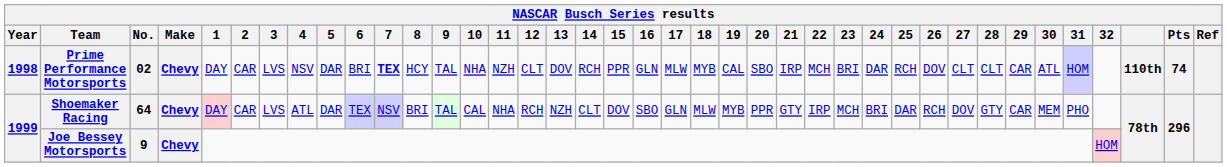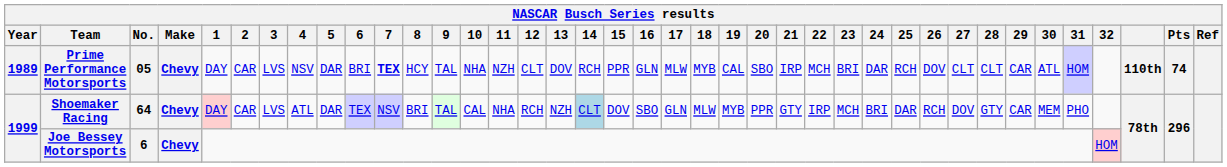(23, 69) 1998 -> (23, 69) 1989
(144, 69) 02 -> (144, 69) 05
(590, 111) no background -> (590, 111) lightblue background
(144, 145) 9 -> (144, 145) 6
